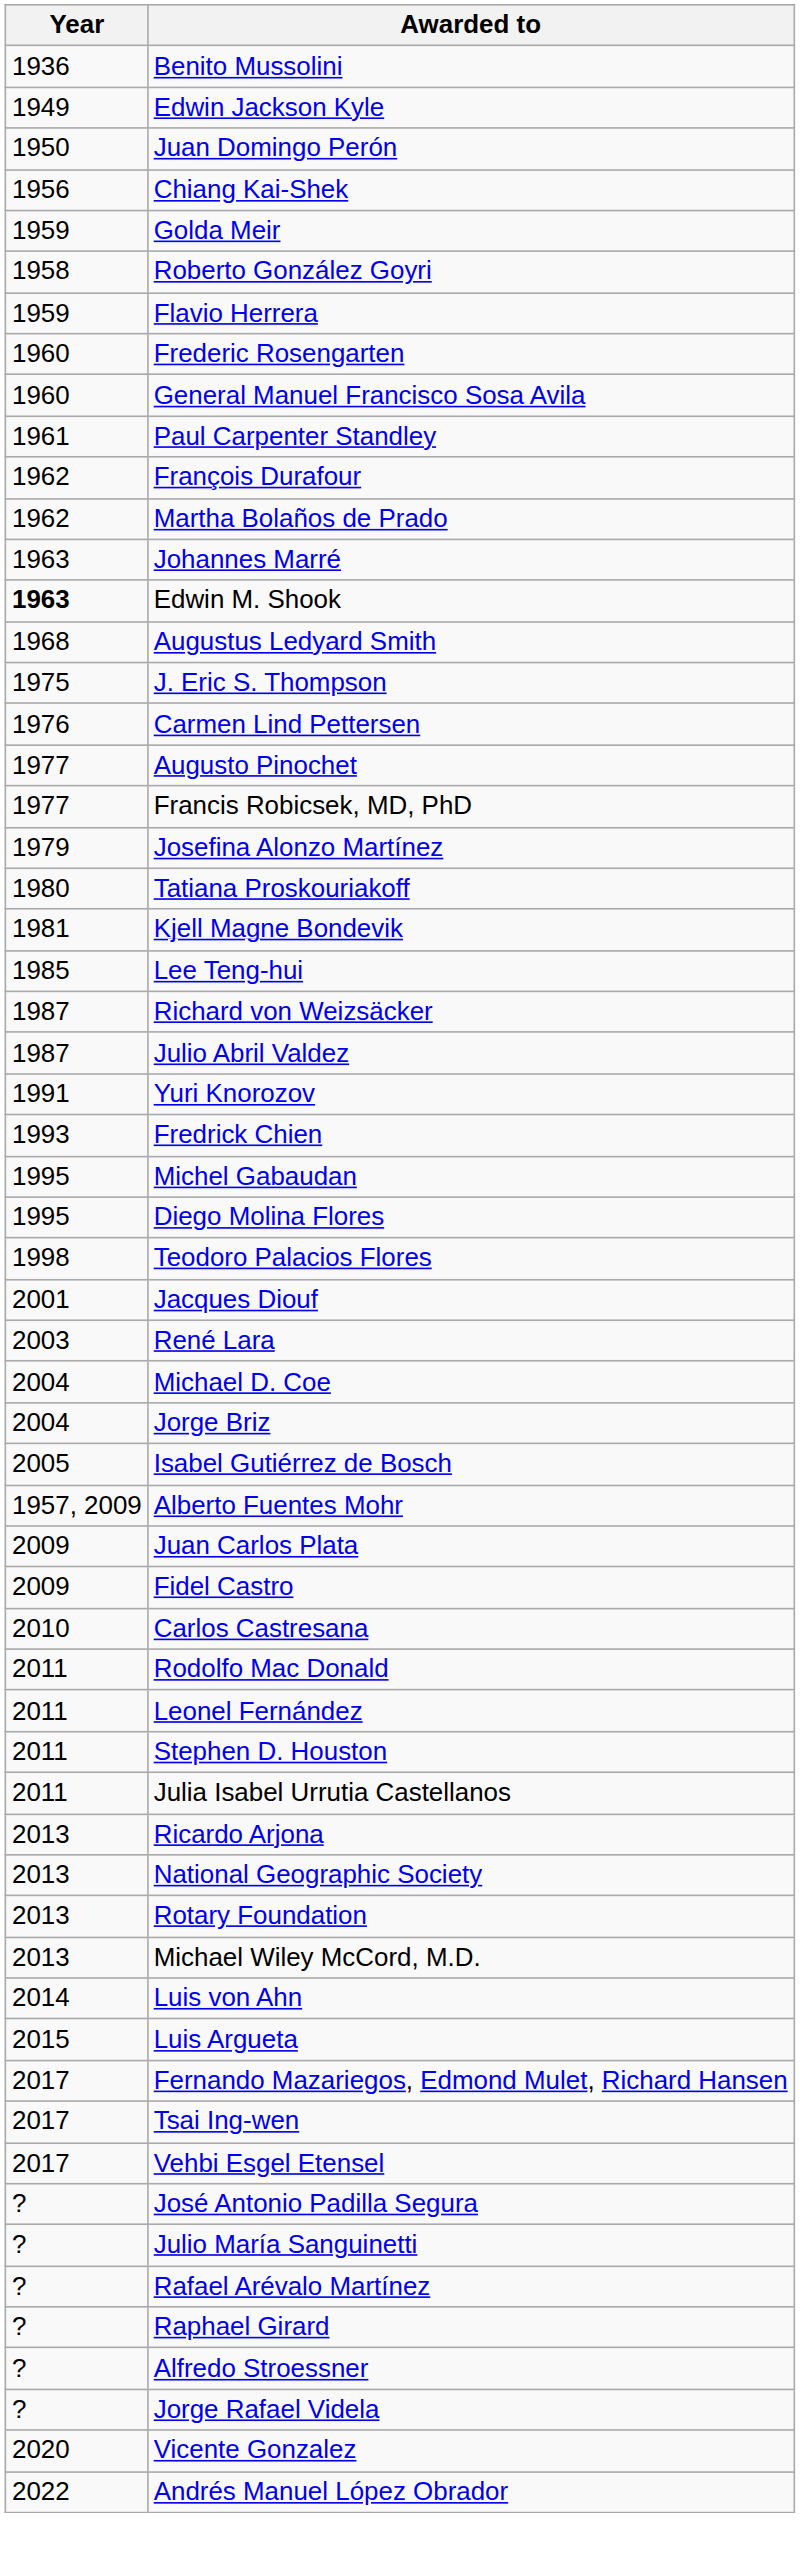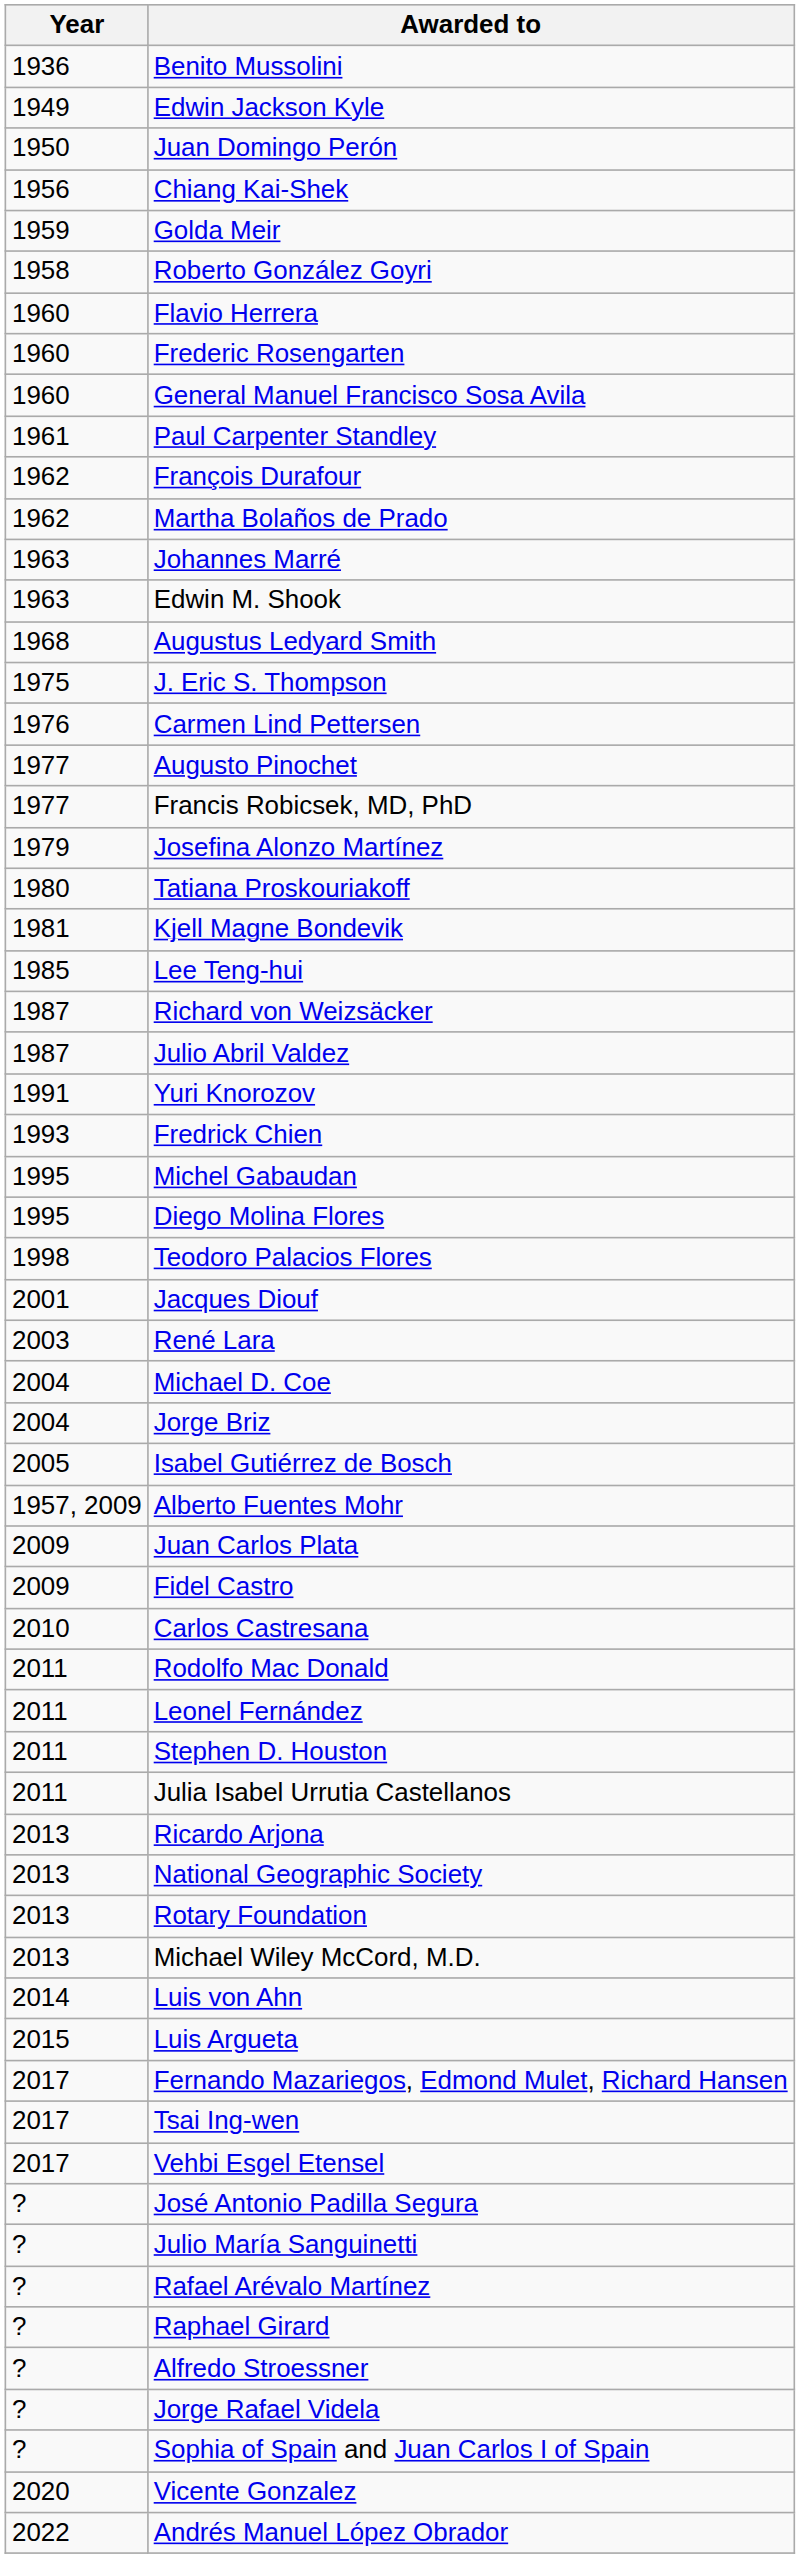(41, 312) 1959 -> (41, 312) 1960
(41, 600) bold -> (41, 600) normal
+ row: (402, 2450)
